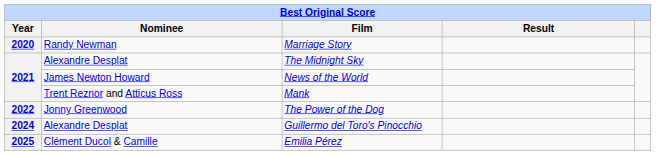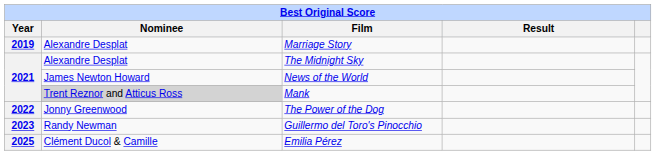(23, 45) 2020 -> (23, 45) 2019
(80, 45) Randy Newman -> (86, 45) Alexandre Desplat
(113, 93) no background -> (113, 93) lightgrey background
(23, 126) 2024 -> (23, 126) 2023
(86, 126) Alexandre Desplat -> (80, 126) Randy Newman
